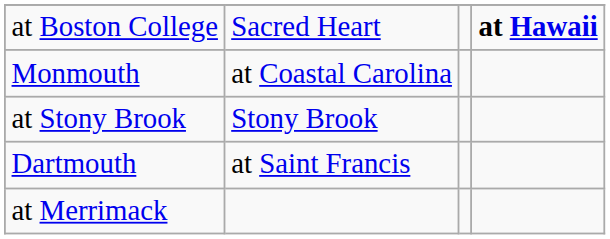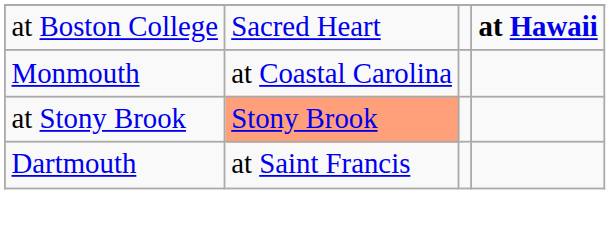(304, 118) no background -> (304, 118) lightsalmon background
- row: (89, 210)
